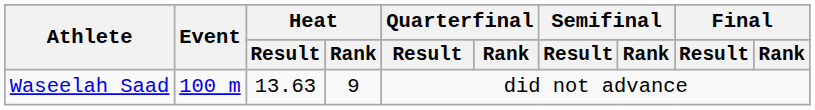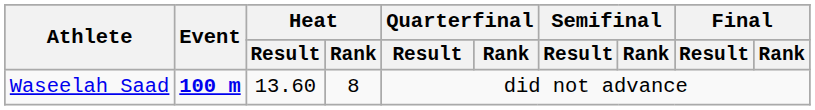(210, 87) normal -> (210, 87) bold
(285, 87) 13.63 -> (285, 87) 13.60
(353, 87) 9 -> (353, 87) 8
